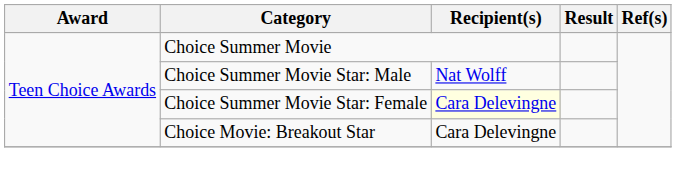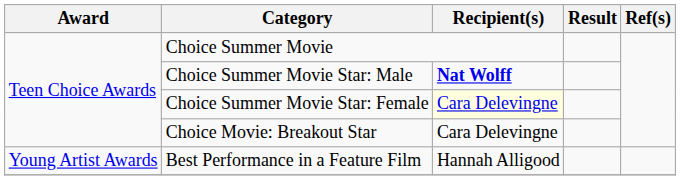(471, 75) normal -> (474, 75) bold
+ row: (293, 160)
